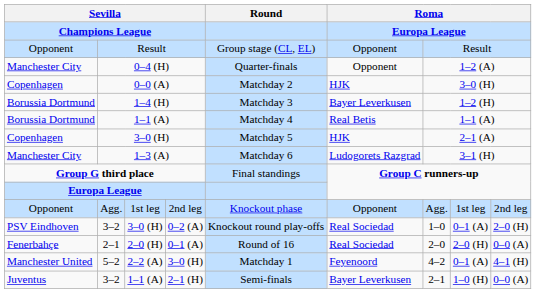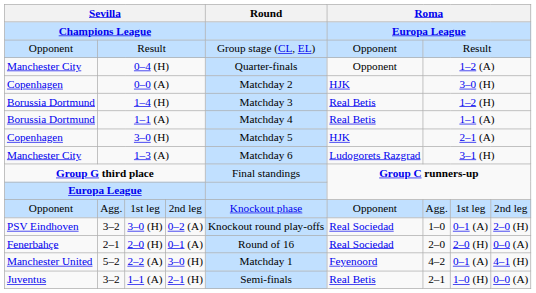(370, 102) Bayer Leverkusen -> (353, 102) Real Betis
(370, 279) Bayer Leverkusen -> (353, 279) Real Betis
